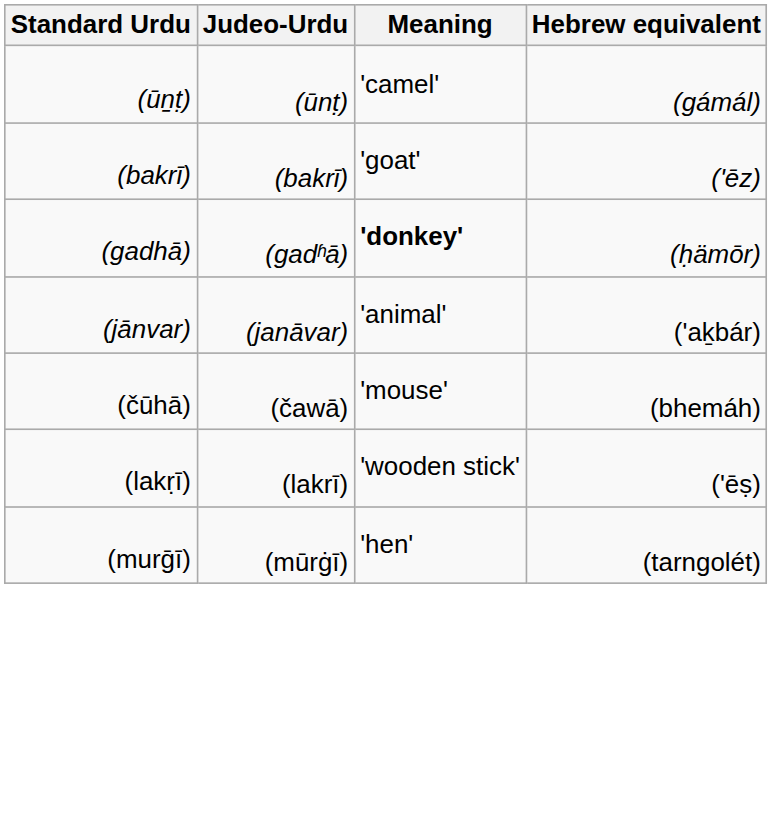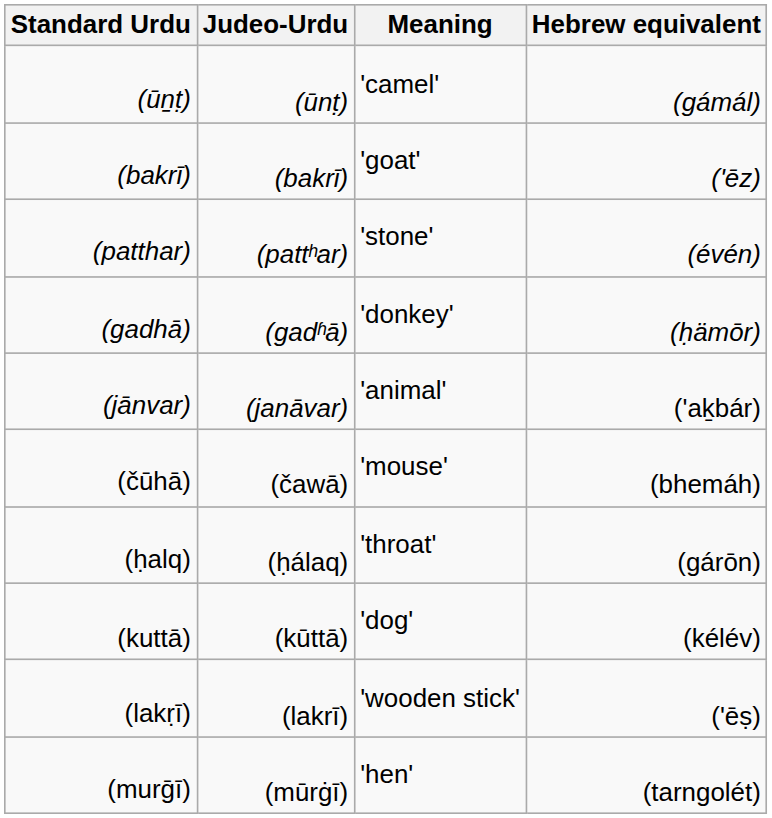+ row: (142, 252)
(412, 237) bold -> (407, 314) normal
+ row: (158, 559)
+ row: (154, 639)
